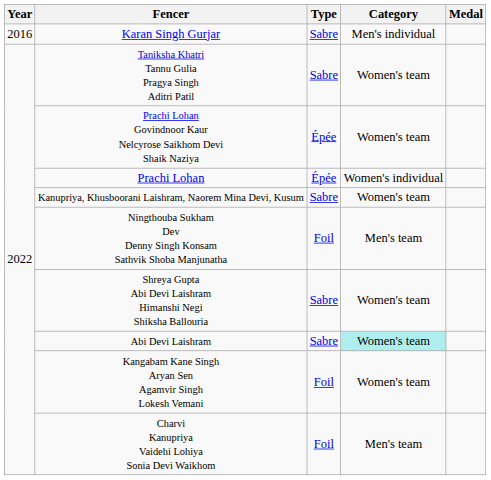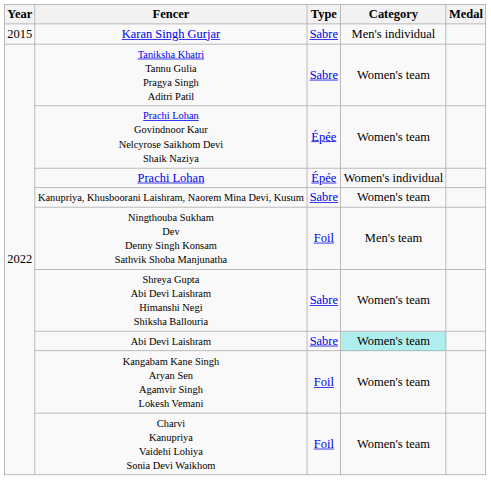(20, 34) 2016 -> (20, 34) 2015
(393, 443) Men's team -> (393, 443) Women's team
